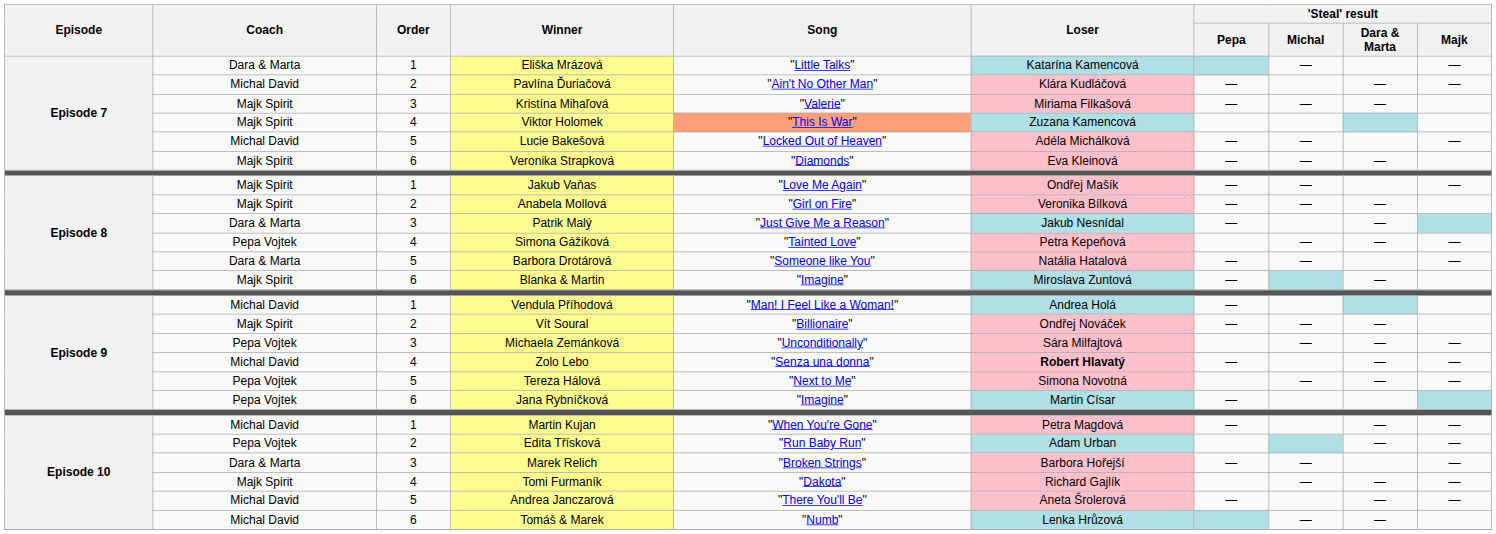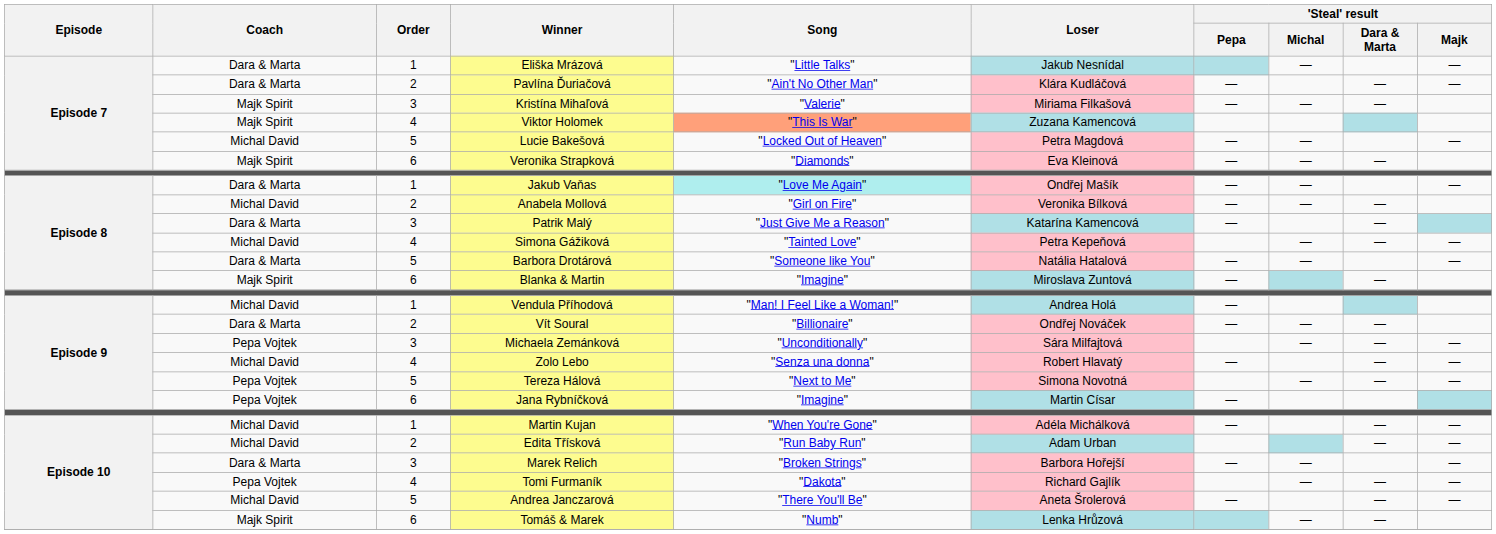(1083, 65) Katarína Kamencová -> (1083, 65) Jakub Nesnídal
(265, 84) Michal David -> (265, 84) Dara & Marta
(1083, 141) Adéla Michálková -> (1083, 141) Petra Magdová
(265, 185) Majk Spirit -> (265, 185) Dara & Marta
(822, 185) no background -> (822, 185) paleturquoise background
(265, 204) Majk Spirit -> (265, 204) Michal David
(1083, 223) Jakub Nesnídal -> (1083, 223) Katarína Kamencová
(265, 242) Pepa Vojtek -> (265, 242) Michal David
(265, 324) Majk Spirit -> (265, 324) Dara & Marta
(1083, 362) bold -> (1083, 362) normal
(1083, 424) Petra Magdová -> (1083, 424) Adéla Michálková
(265, 443) Pepa Vojtek -> (265, 443) Michal David
(265, 481) Majk Spirit -> (265, 481) Pepa Vojtek
(265, 519) Michal David -> (265, 519) Majk Spirit
